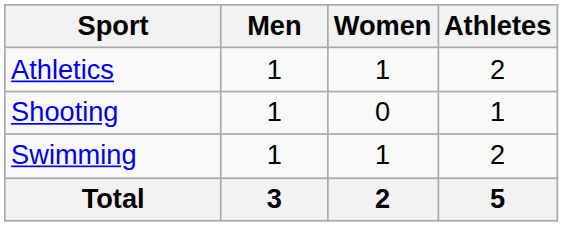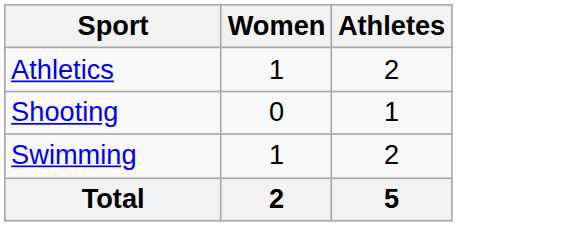- column: (274, 26)
